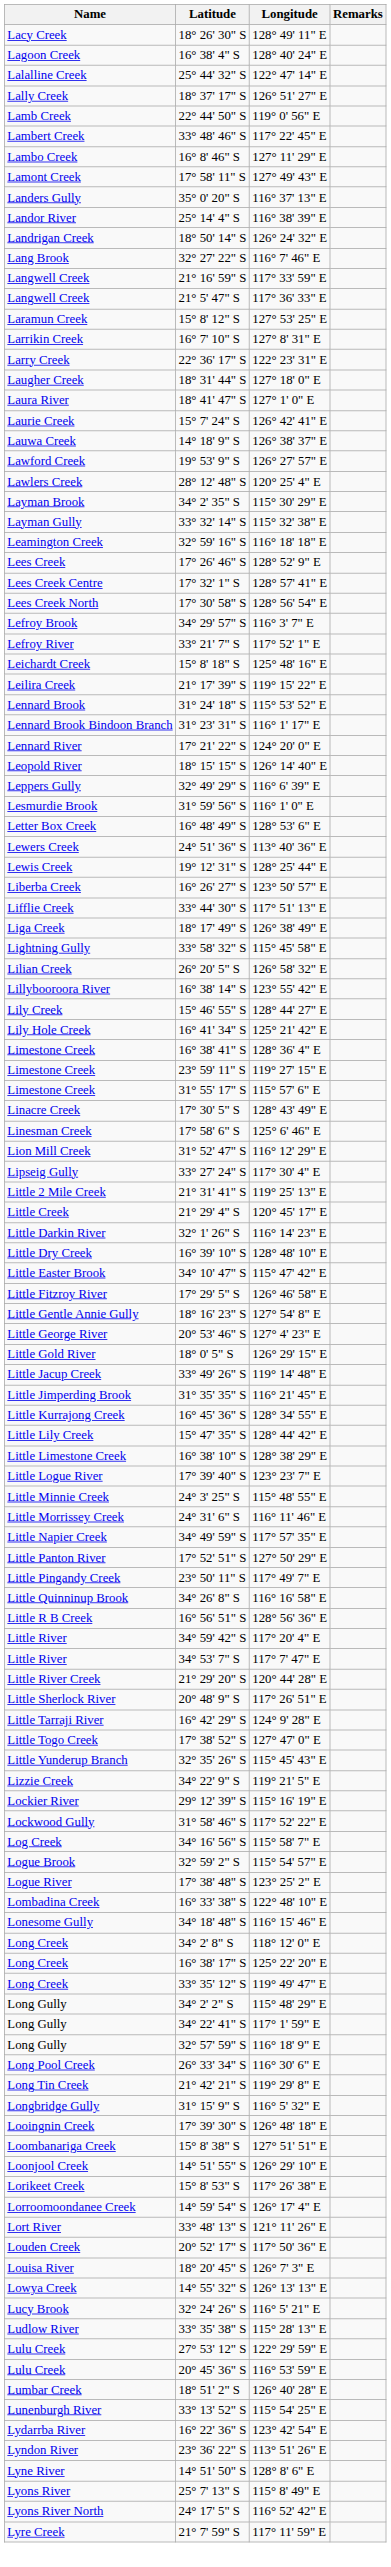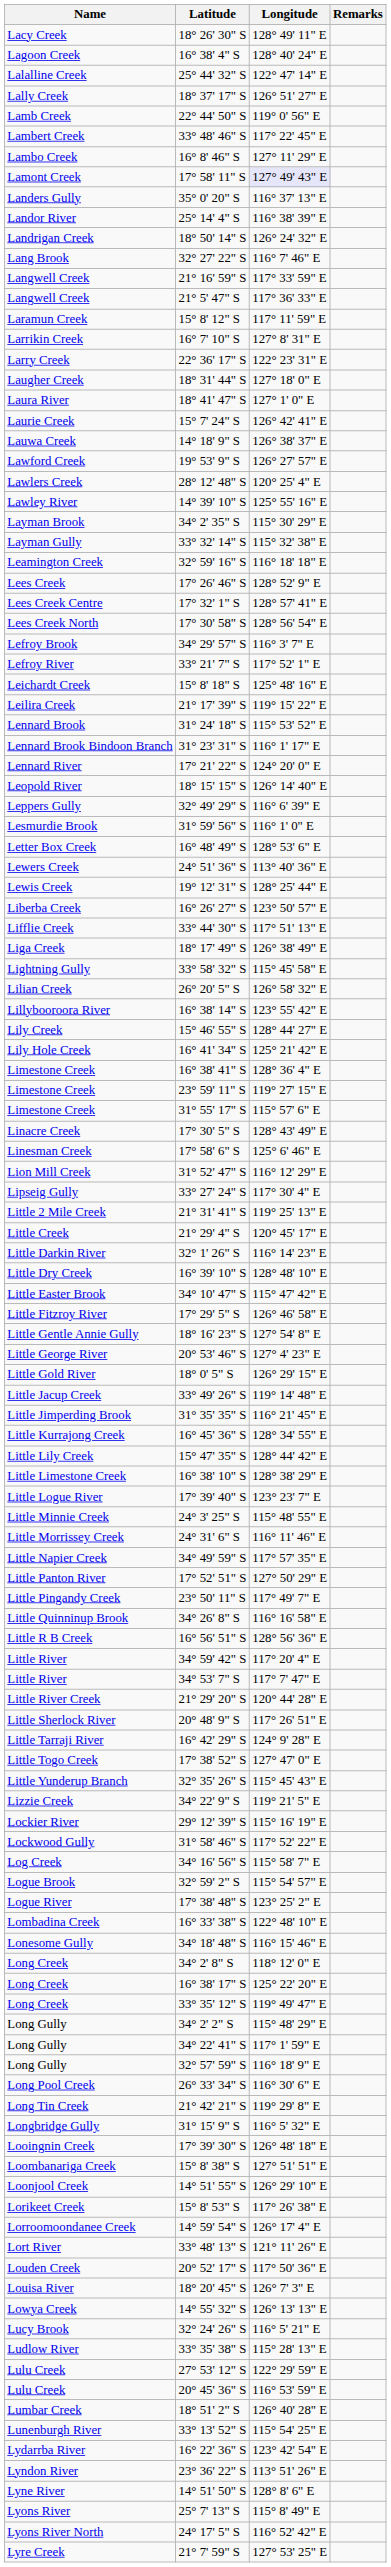(290, 177) no background -> (290, 177) lavender background
(290, 319) 127° 53' 25" E -> (289, 319) 117° 11' 59" E
+ row: (42, 501)
(289, 2531) 117° 11' 59" E -> (290, 2552) 127° 53' 25" E
